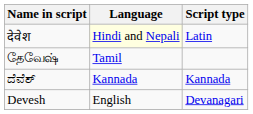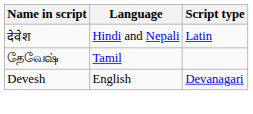(136, 36) lightyellow background -> (136, 36) no background
- row: (22, 79)
